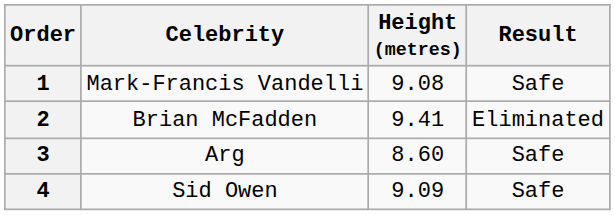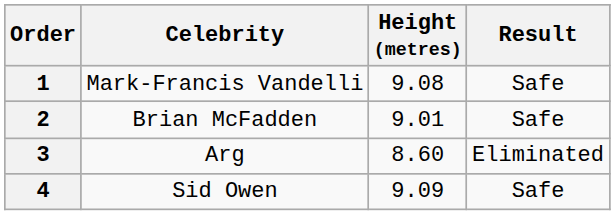(418, 120) 9.41 -> (418, 120) 9.01
(538, 120) Eliminated -> (538, 120) Safe
(538, 156) Safe -> (538, 156) Eliminated
